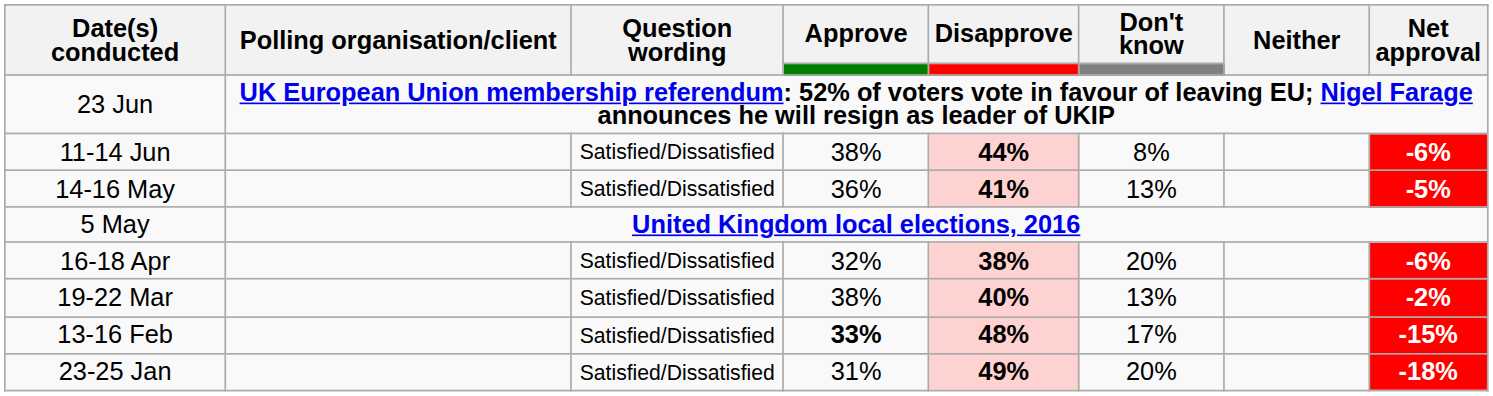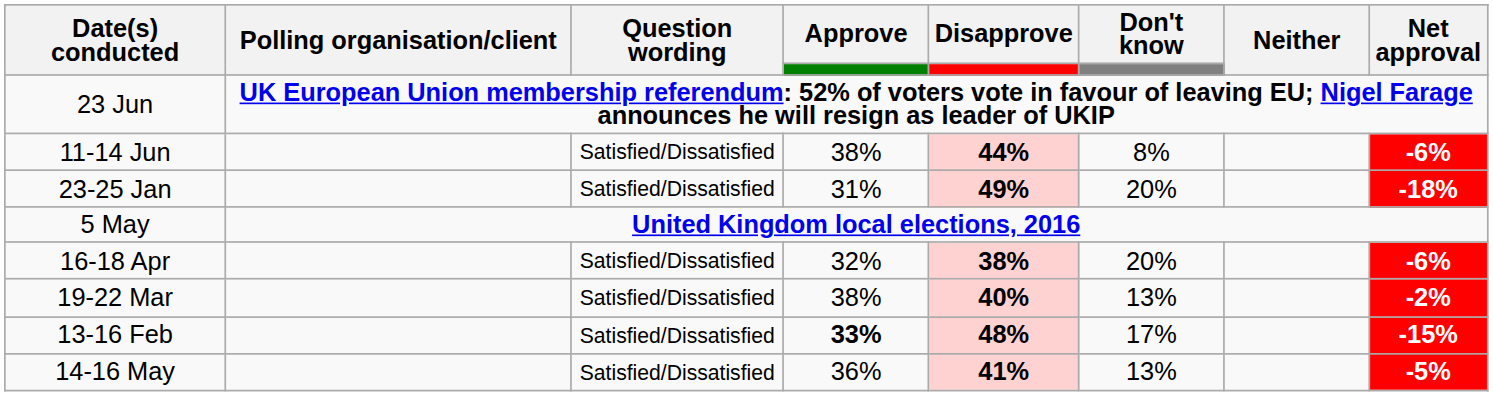rows swapped: (115, 188) <-> (115, 371)
